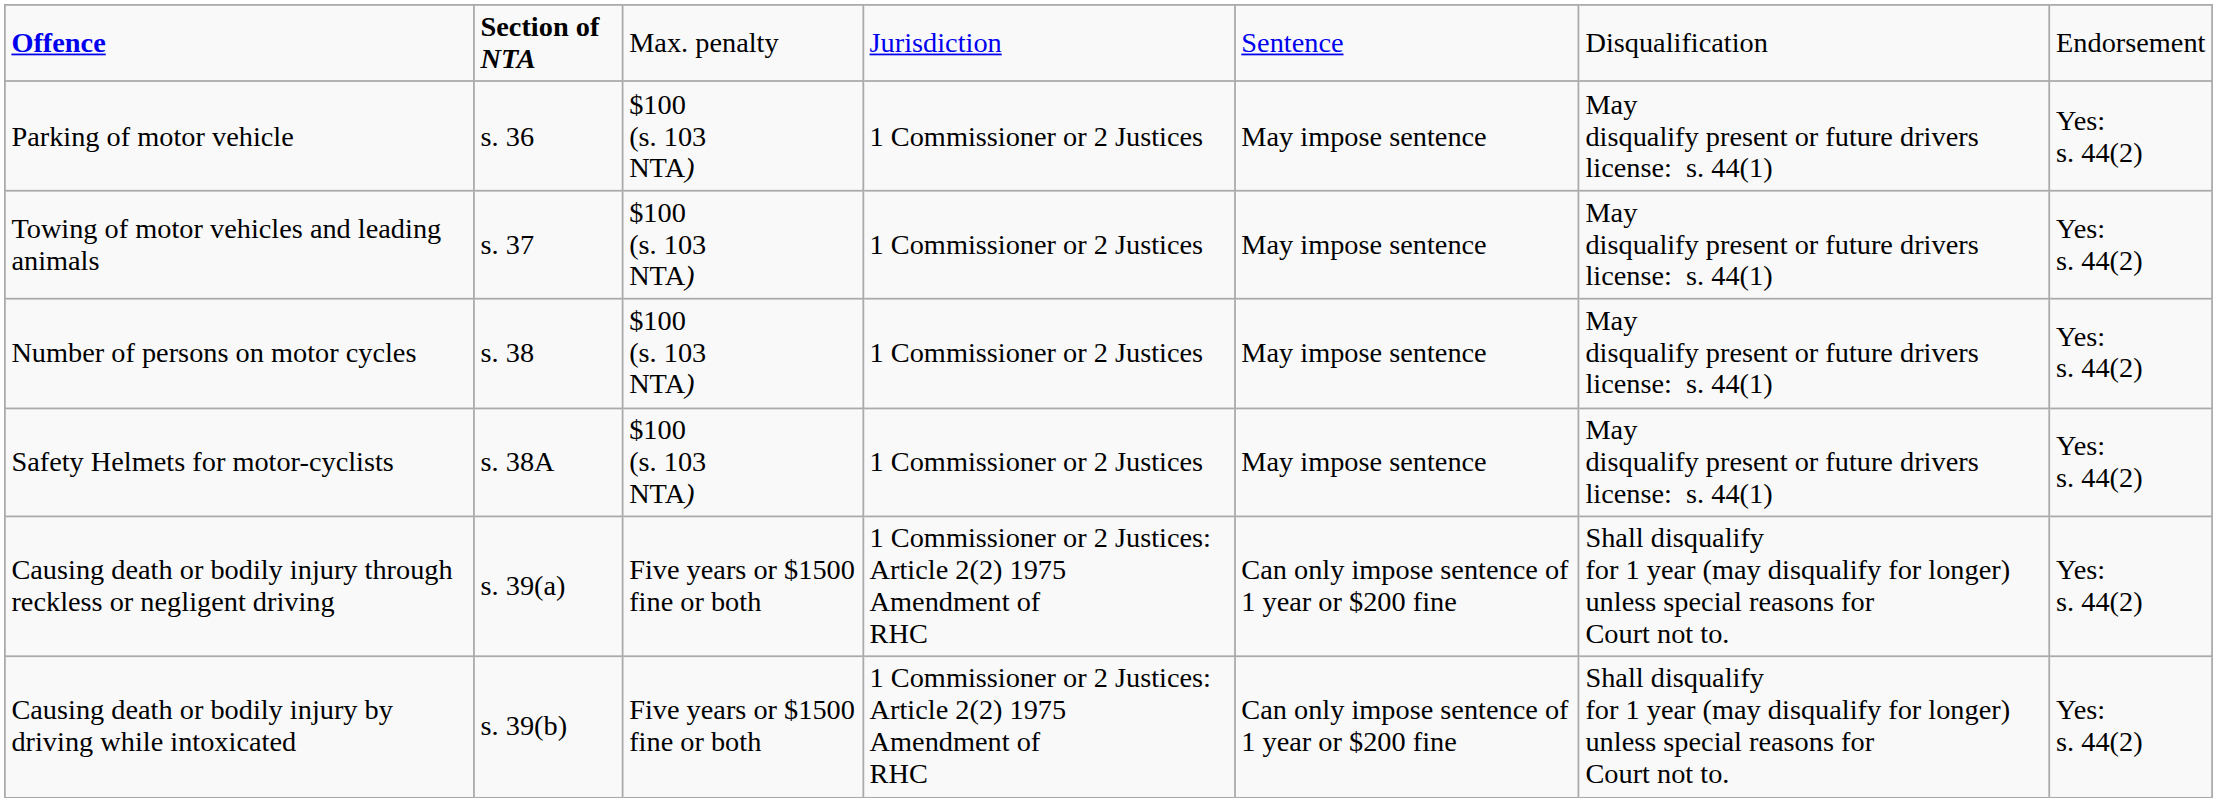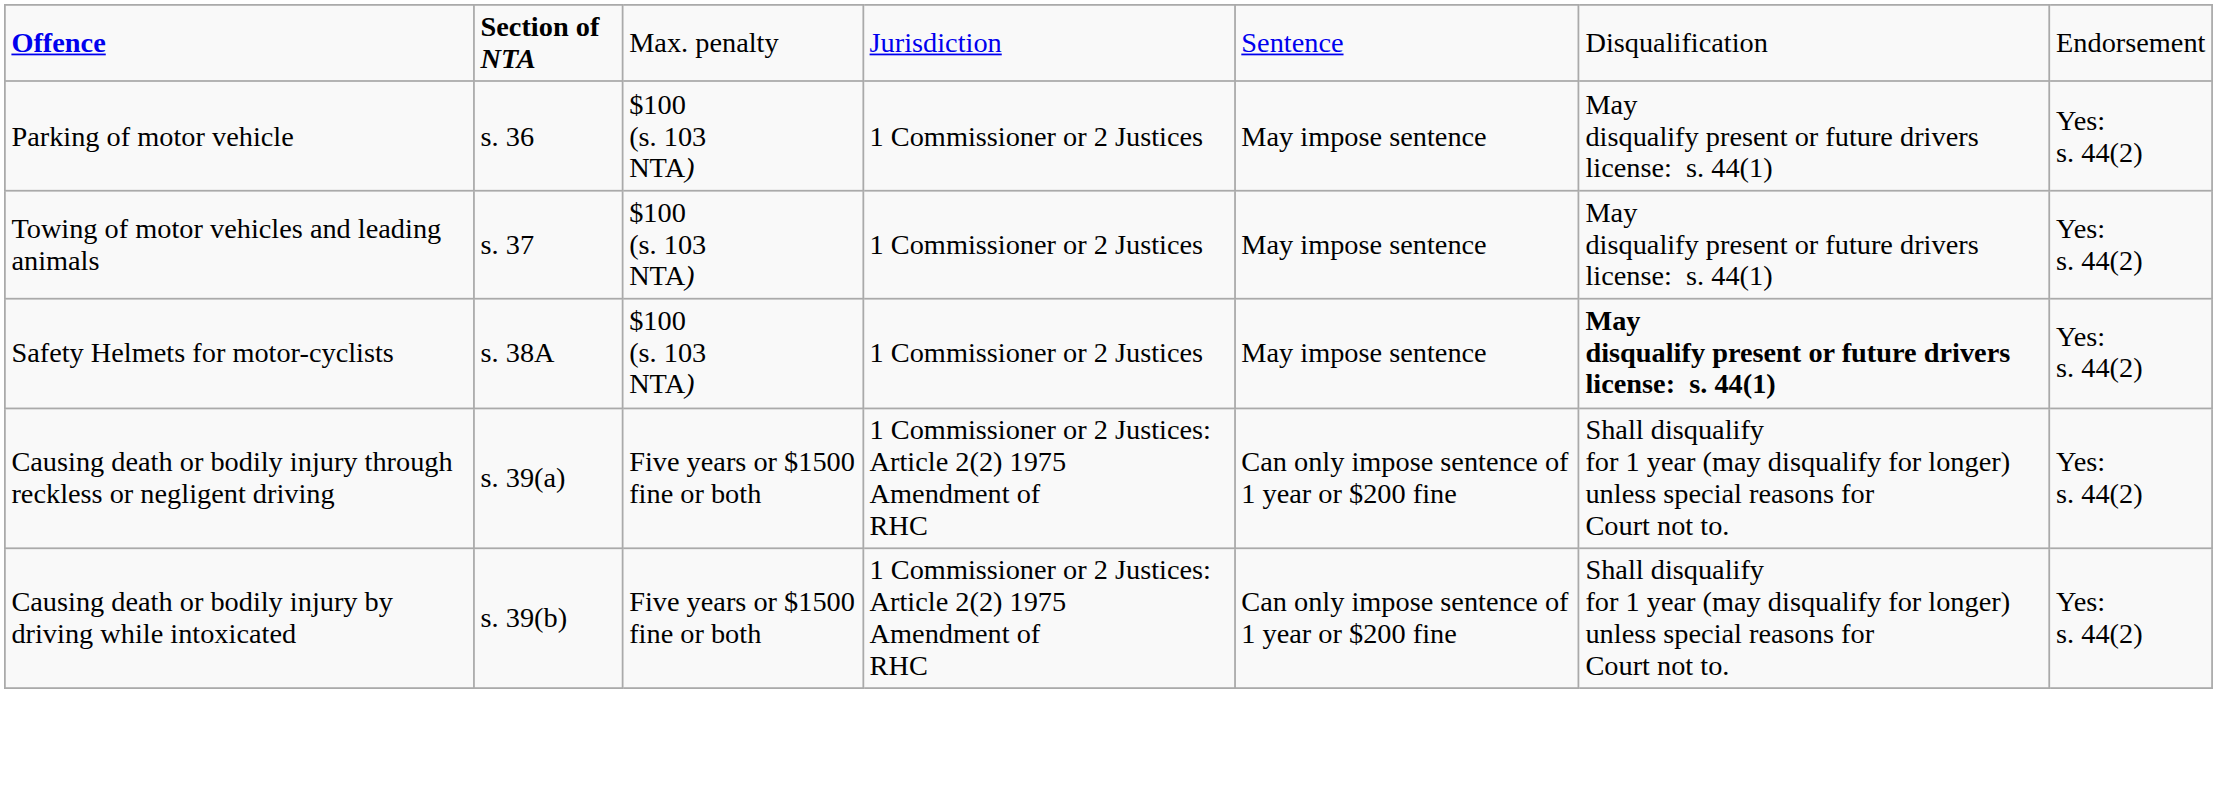- row: (214, 352)
(1782, 461) normal -> (1798, 352) bold
